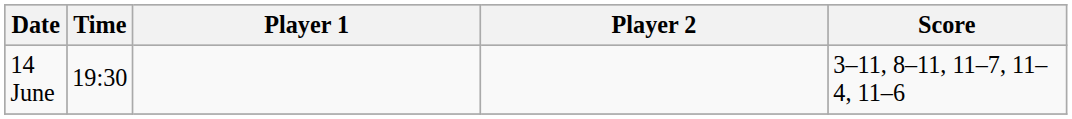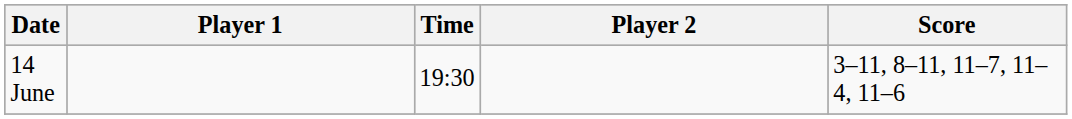columns swapped: (100, 24) <-> (307, 24)
